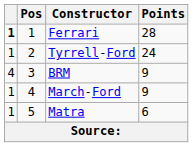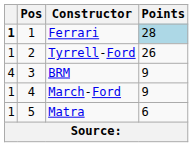(149, 34) no background -> (149, 34) lightblue background
(149, 54) 24 -> (149, 54) 26
